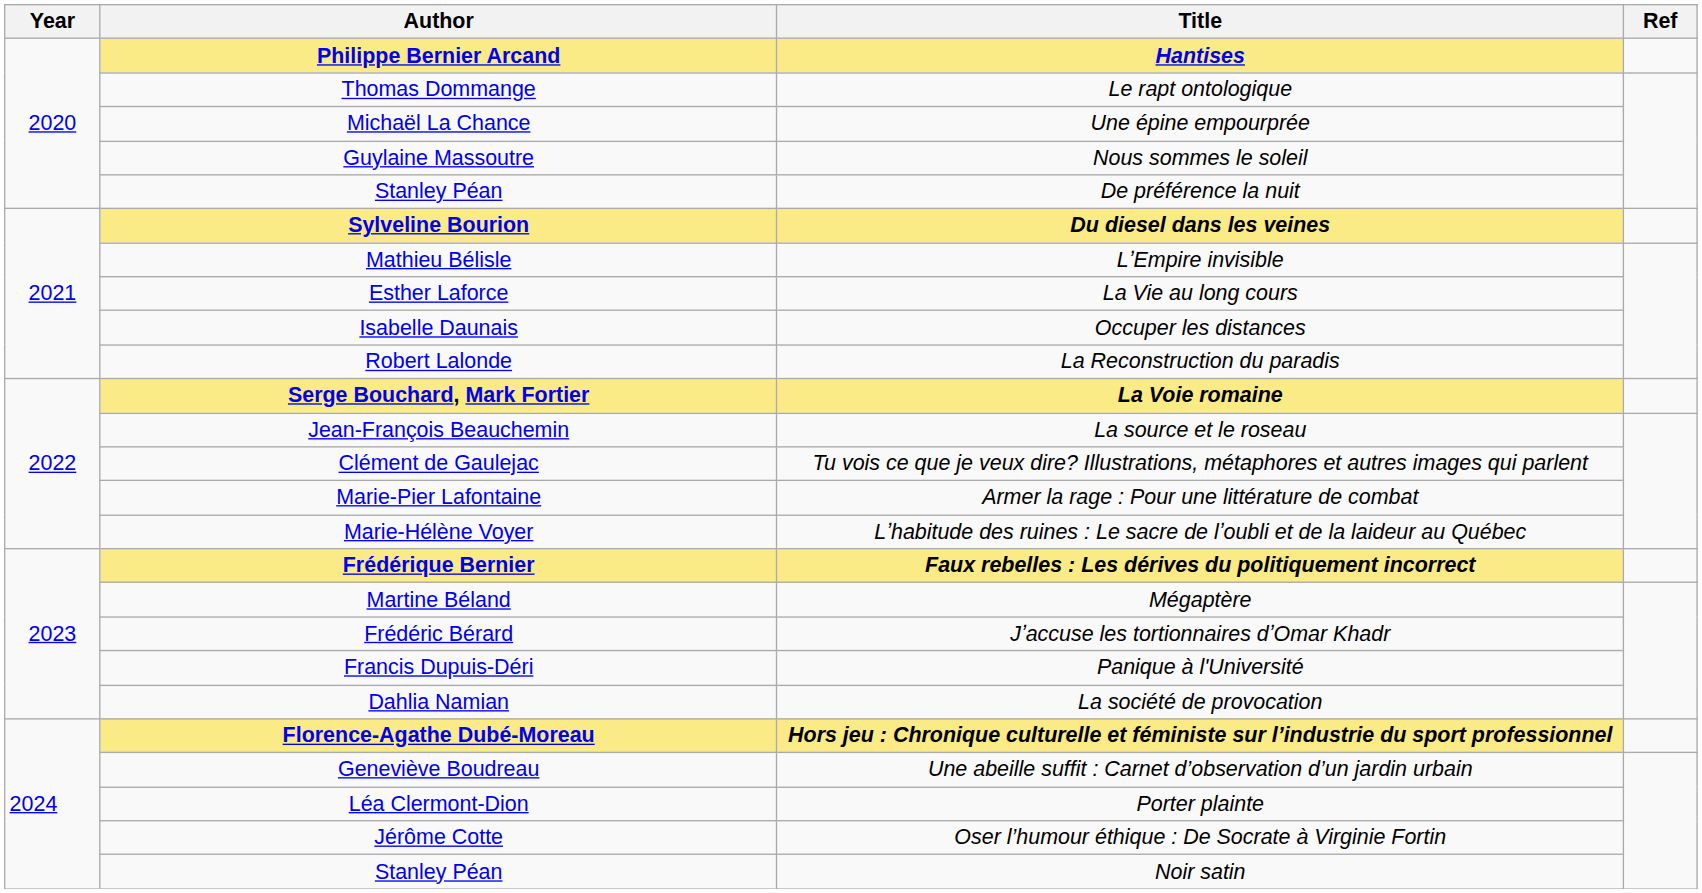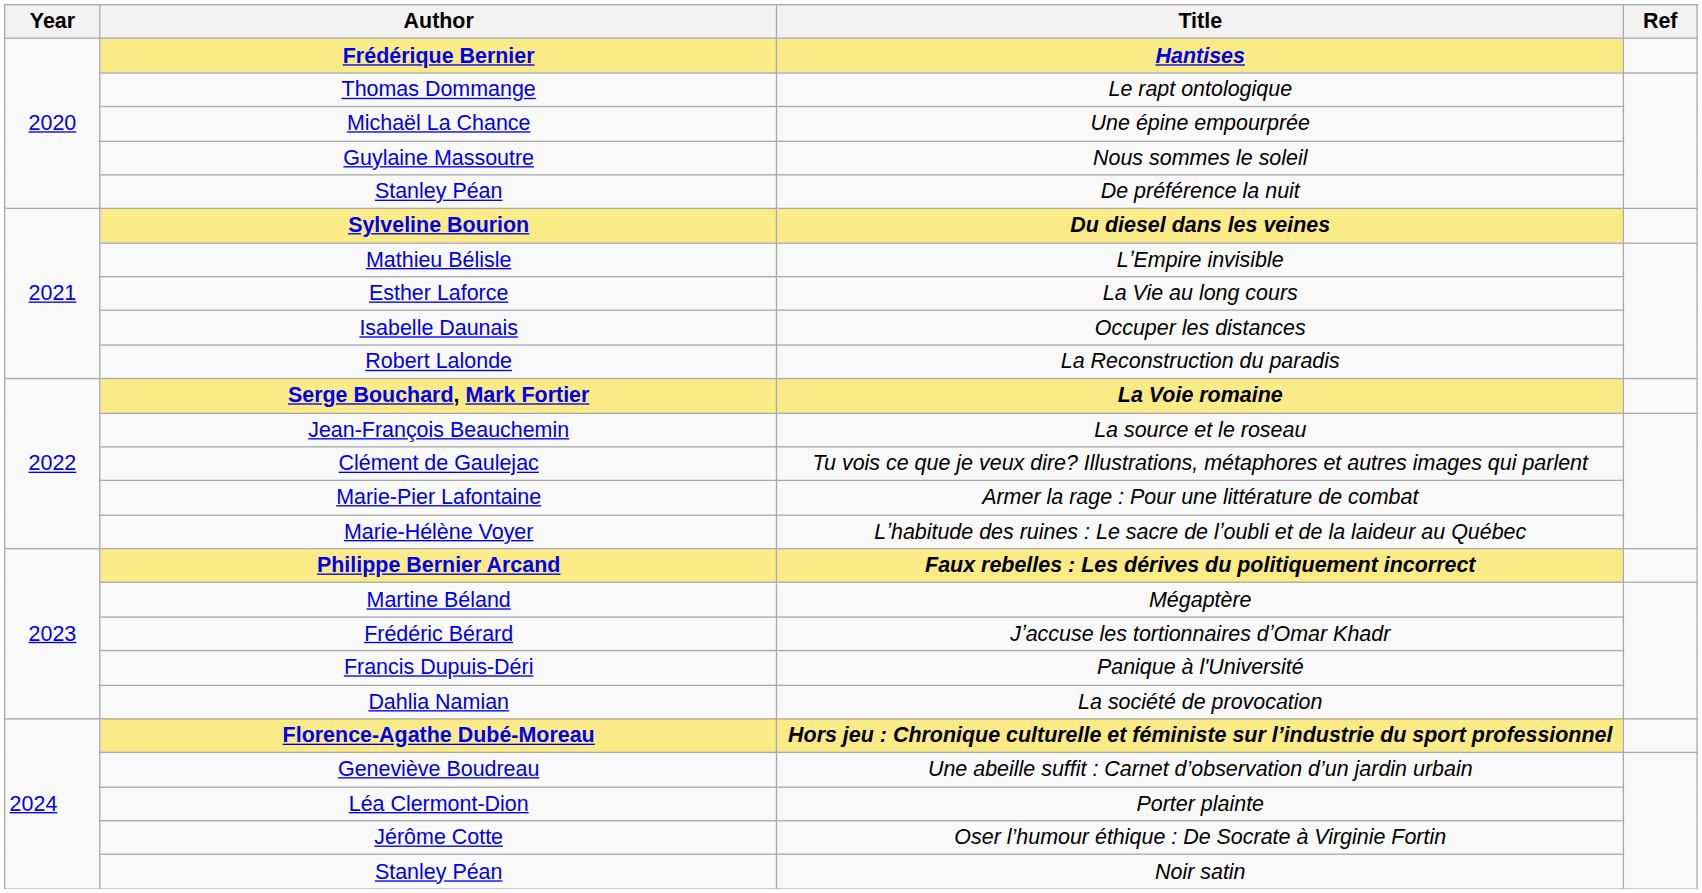(439, 55) Philippe Bernier Arcand -> (439, 55) Frédérique Bernier
(439, 565) Frédérique Bernier -> (439, 565) Philippe Bernier Arcand
